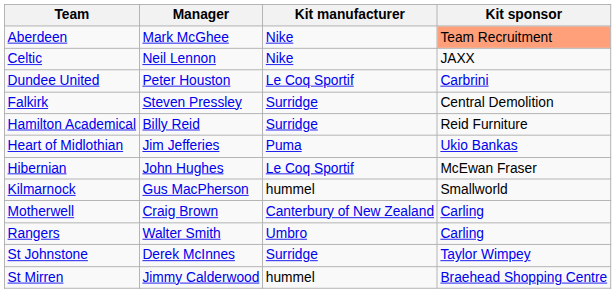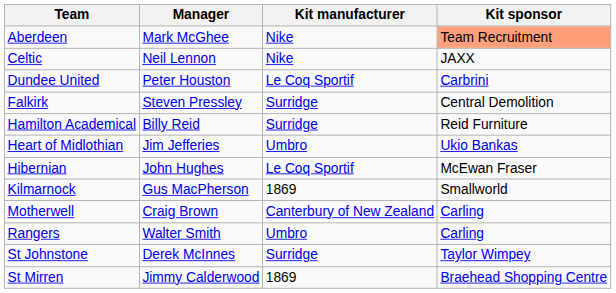(284, 146) Puma -> (286, 146) Umbro
(290, 189) hummel -> (281, 189) 1869
(290, 277) hummel -> (281, 277) 1869
